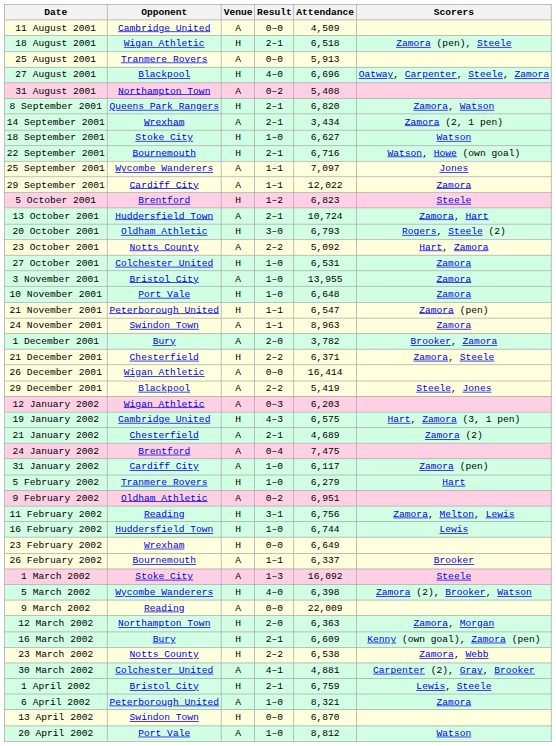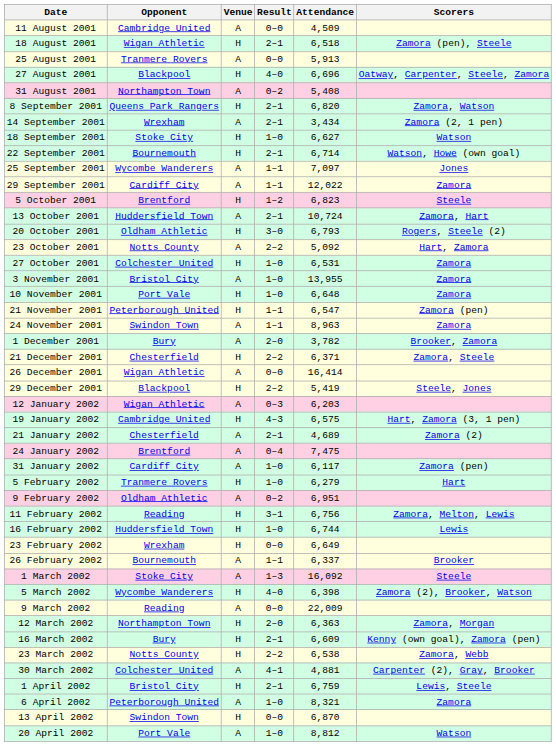(325, 153) 6,716 -> (325, 153) 6,714
(238, 388) A -> (238, 388) H
